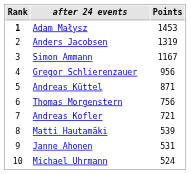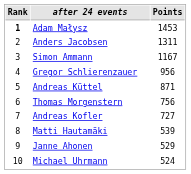(168, 43) 1319 -> (168, 43) 1311
(168, 117) 721 -> (168, 117) 727
(168, 146) 531 -> (168, 146) 529
